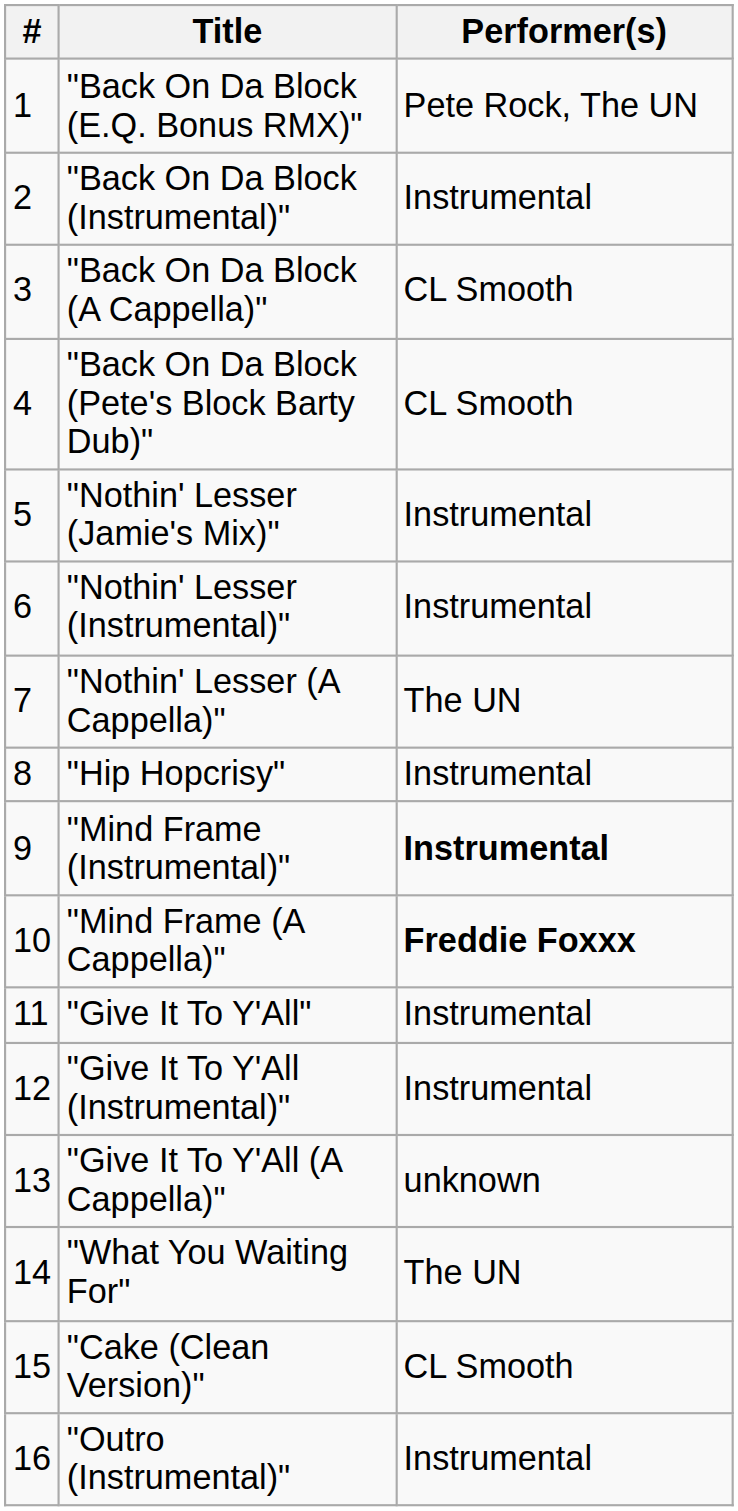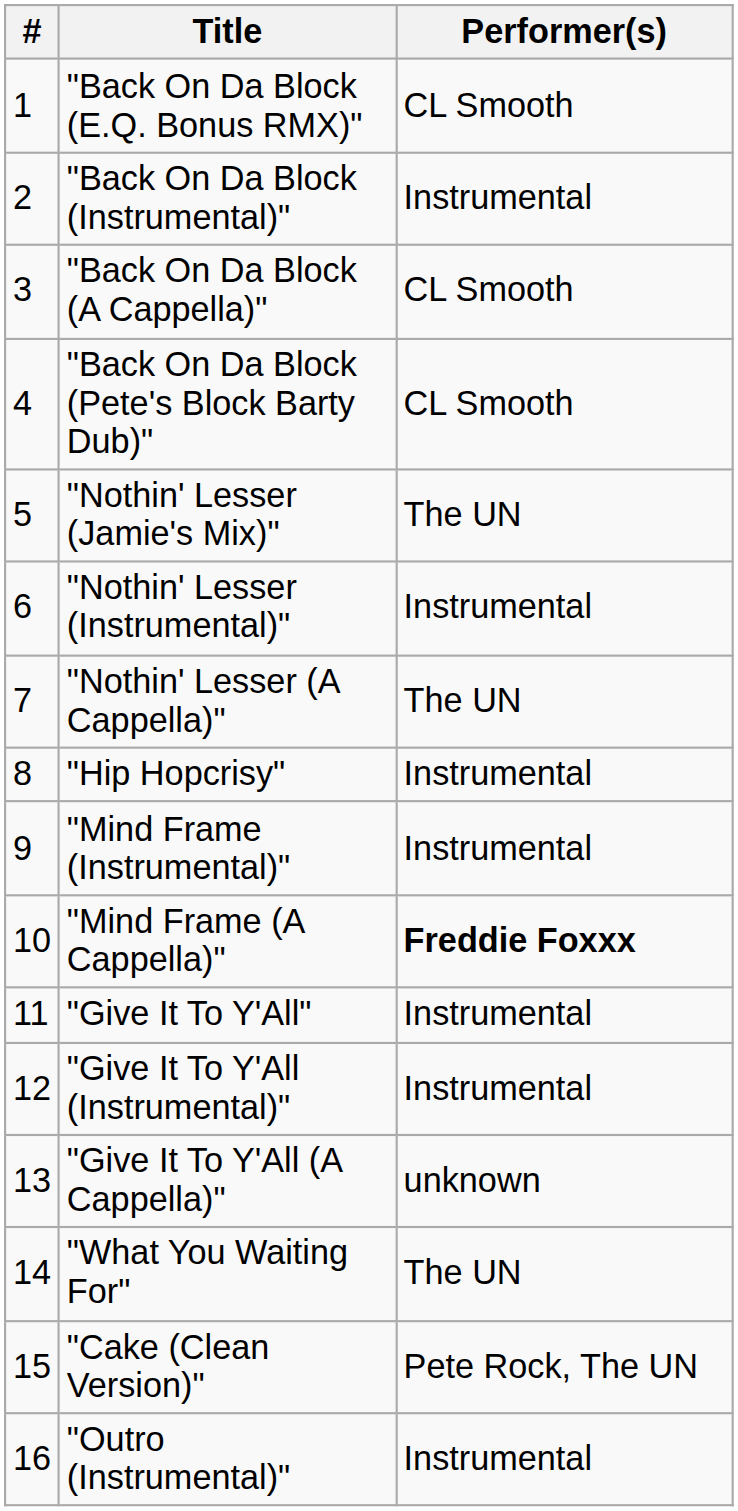(551, 105) Pete Rock, The UN -> (489, 105) CL Smooth
(498, 515) Instrumental -> (463, 515) The UN
(506, 847) bold -> (498, 847) normal
(489, 1366) CL Smooth -> (551, 1366) Pete Rock, The UN
